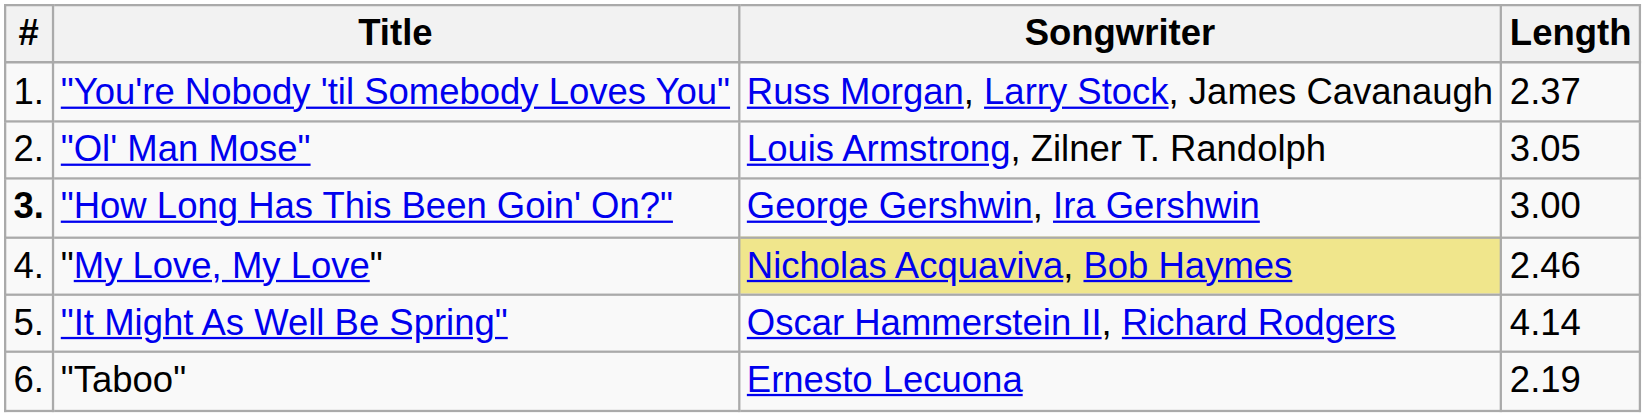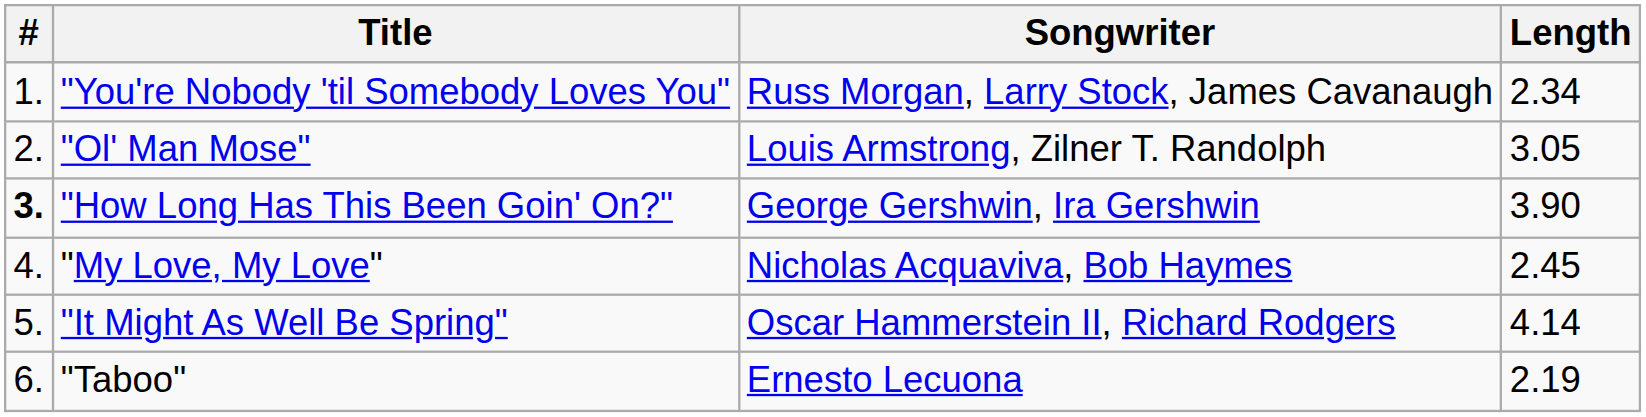(1545, 91) 2.37 -> (1545, 91) 2.34
(1545, 206) 3.00 -> (1545, 206) 3.90
(1020, 264) khaki background -> (1020, 264) no background
(1545, 264) 2.46 -> (1545, 264) 2.45
